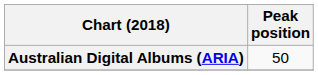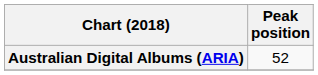(280, 57) 50 -> (280, 57) 52
